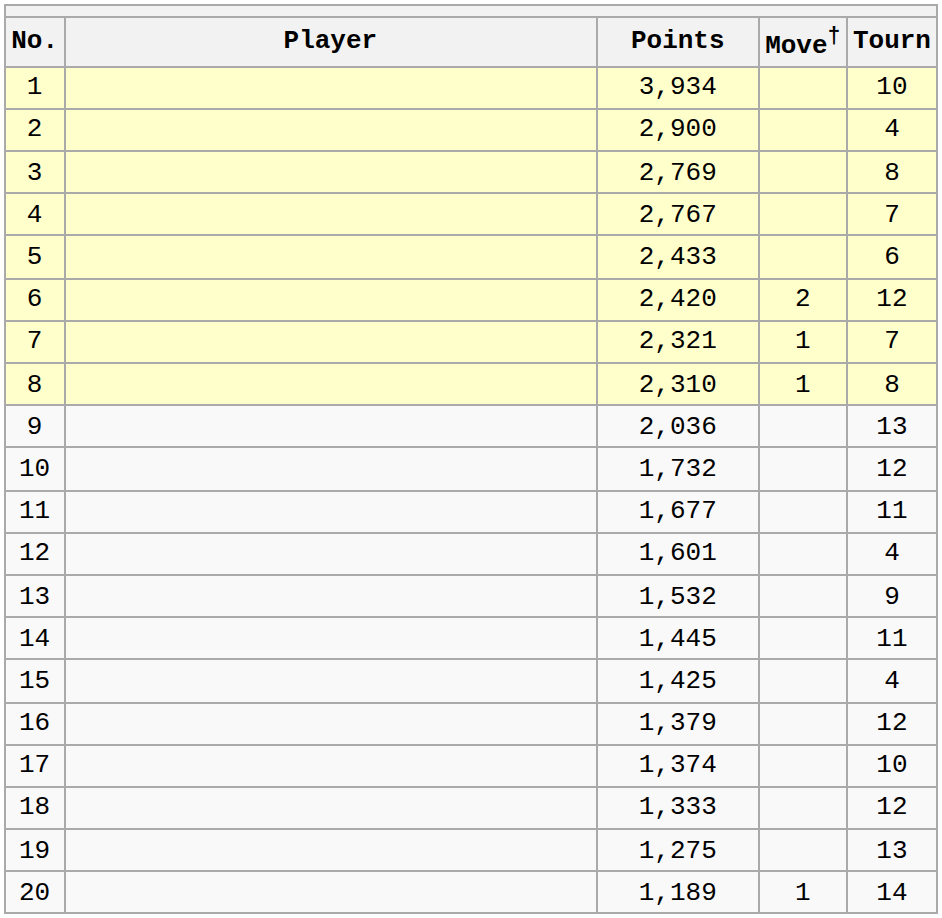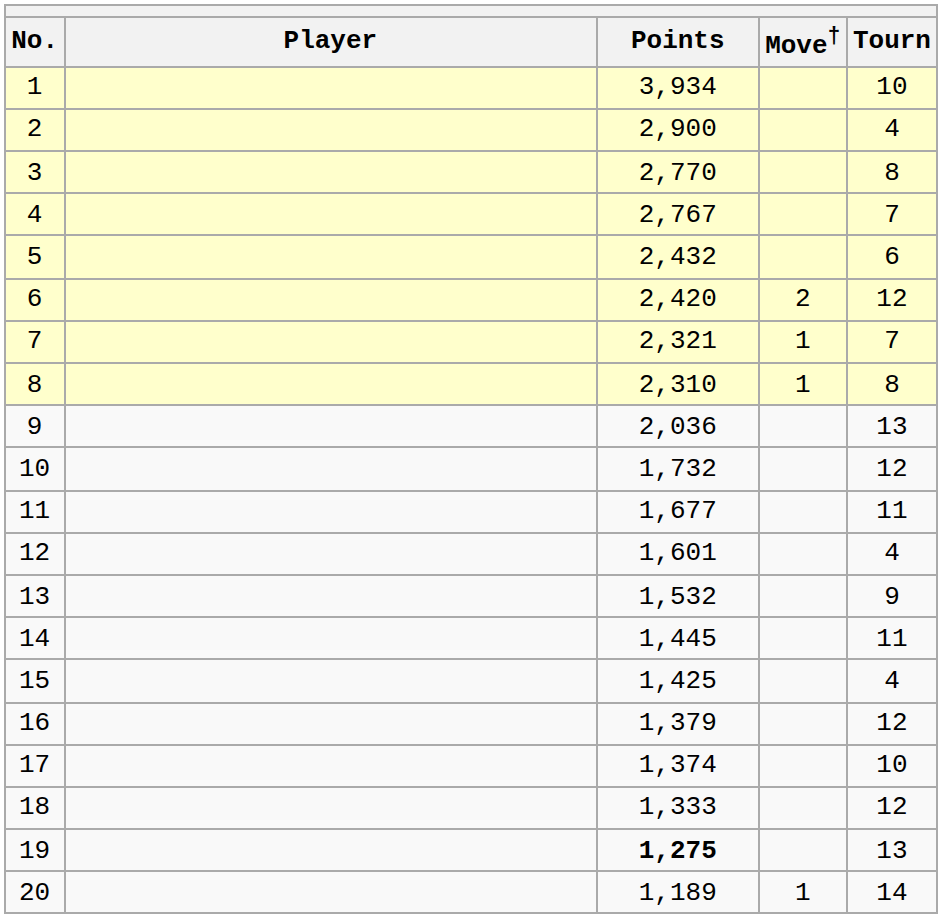(678, 172) 2,769 -> (678, 172) 2,770
(678, 257) 2,433 -> (678, 257) 2,432
(678, 850) normal -> (678, 850) bold
